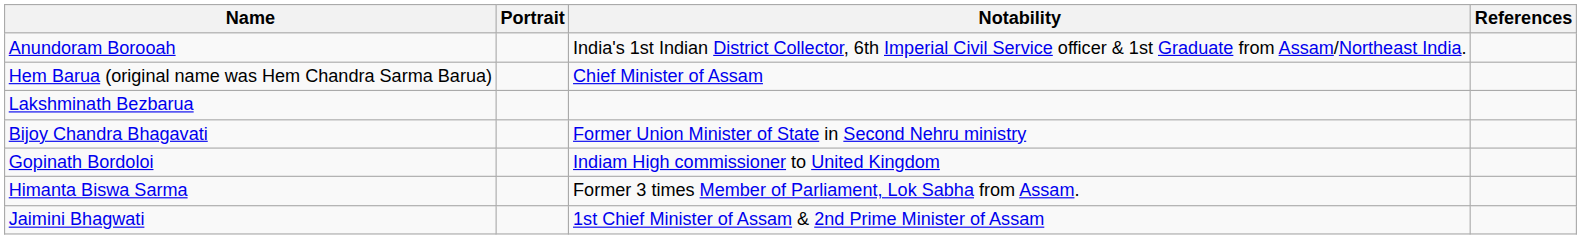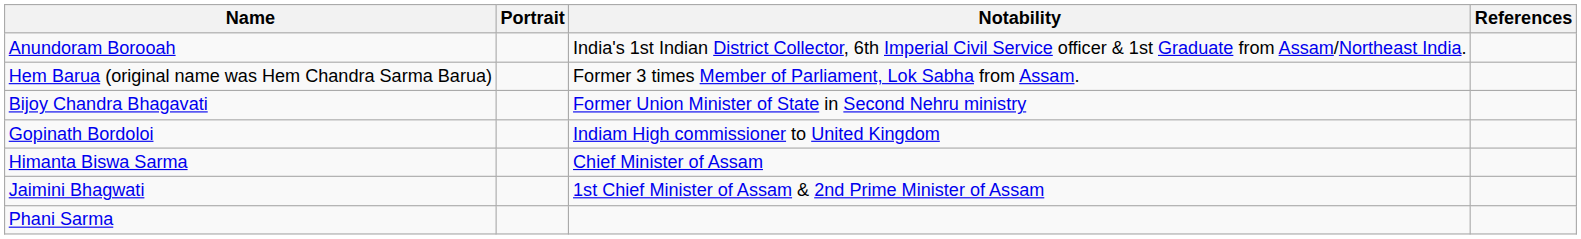(668, 76) Chief Minister of Assam -> (826, 76) Former 3 times Member of Parliament, Lok Sabha from Assam.
- row: (101, 104)
(826, 190) Former 3 times Member of Parliament, Lok Sabha from Assam. -> (668, 162) Chief Minister of Assam
+ row: (61, 219)
